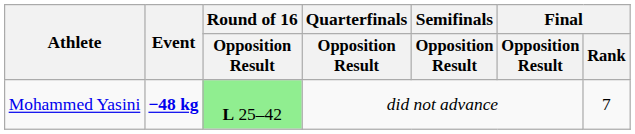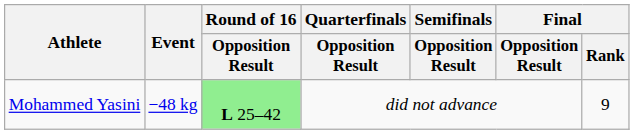(173, 104) bold -> (173, 104) normal
(606, 104) 7 -> (605, 104) 9
